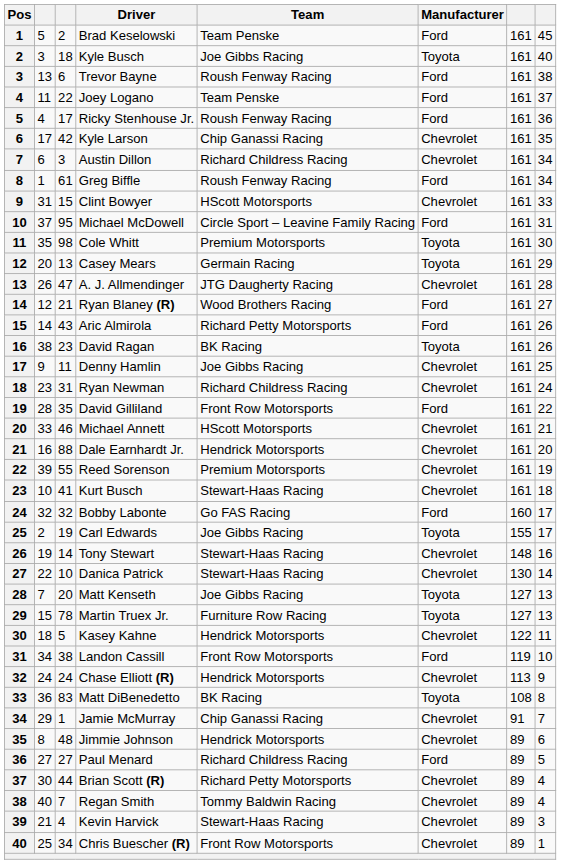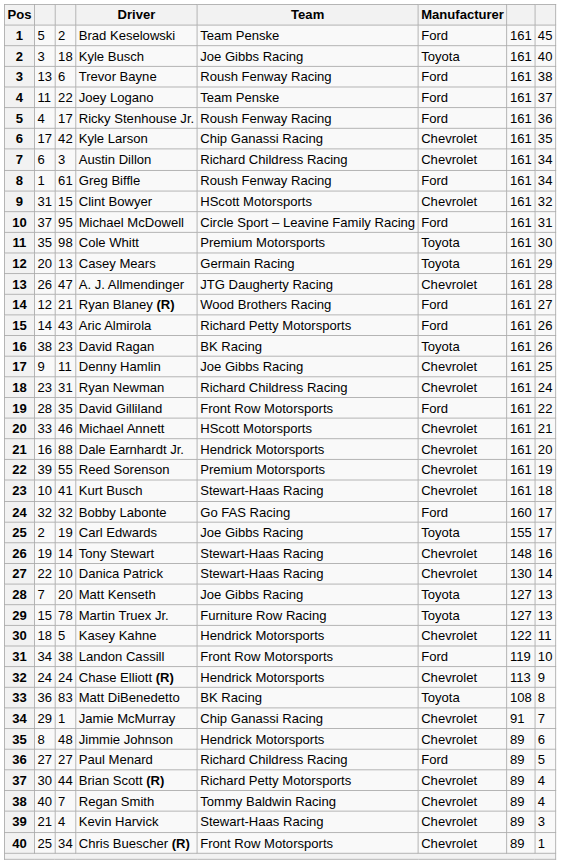(545, 201) 33 -> (545, 201) 32
